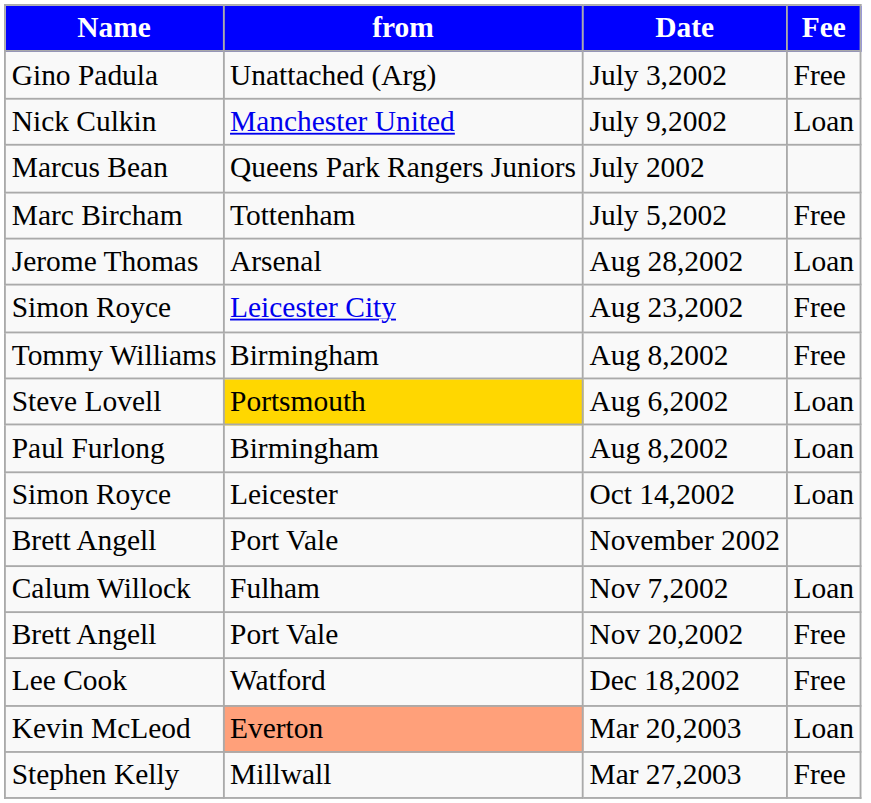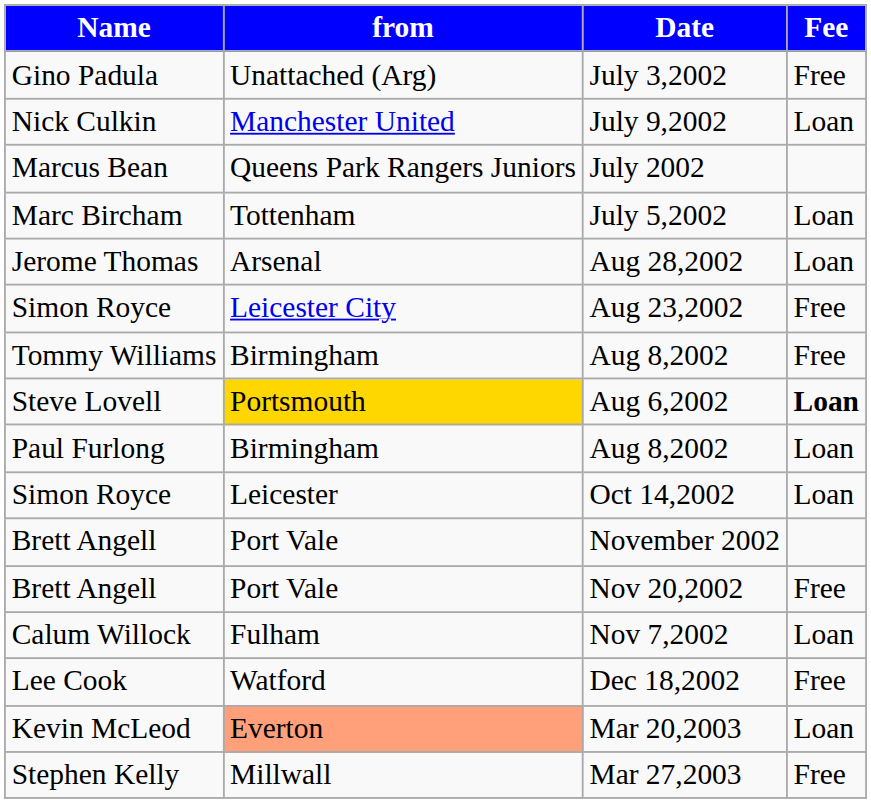(820, 214) Free -> (824, 214) Loan
(824, 401) normal -> (826, 401) bold
rows swapped: (101, 588) <-> (84, 634)
